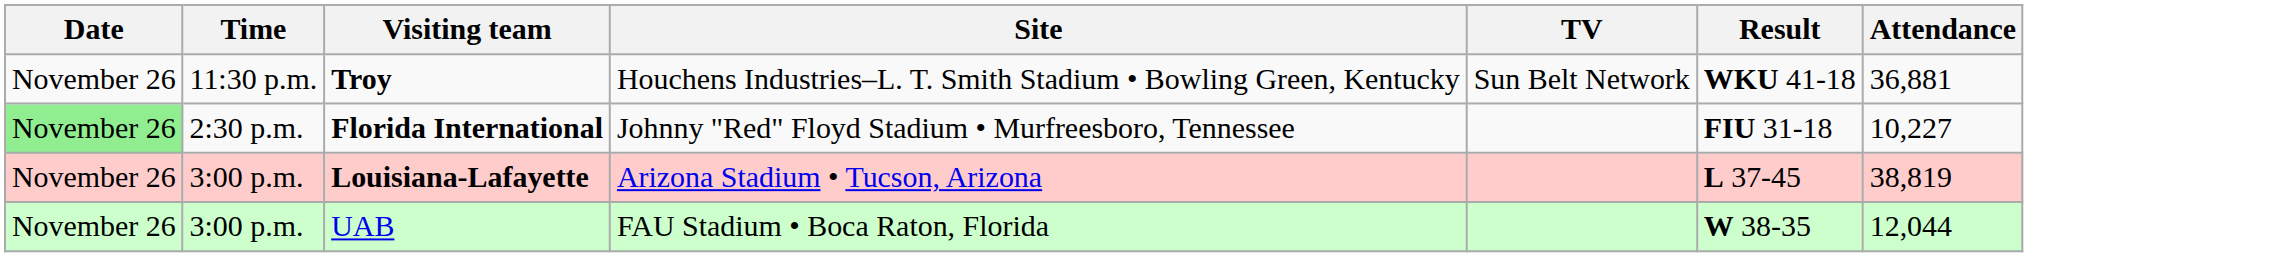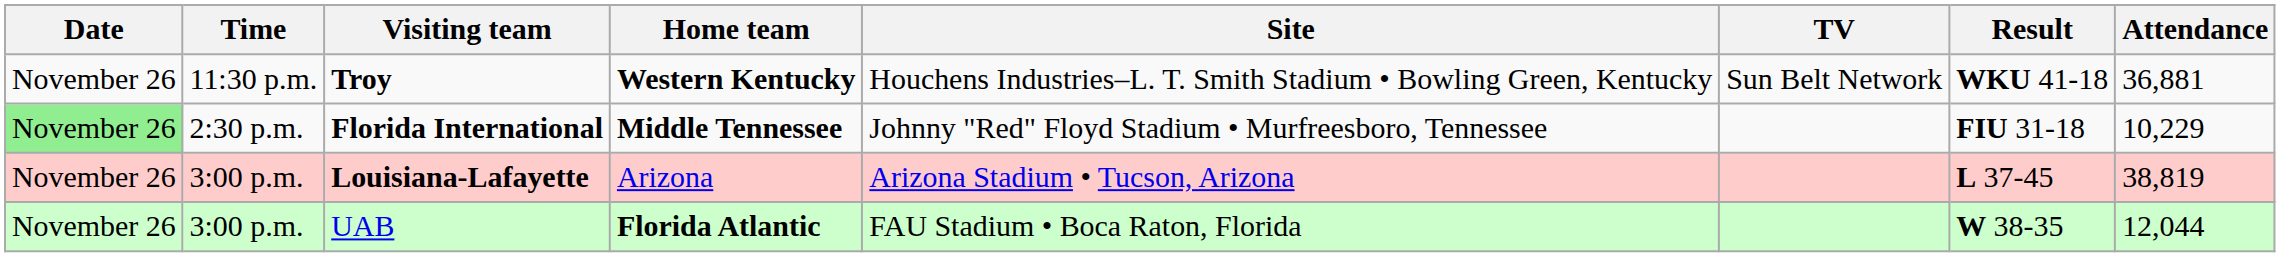+ column: (736, 29)
(1911, 128) 10,227 -> (2163, 128) 10,229
